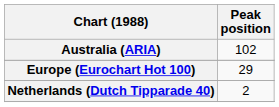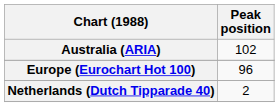(246, 70) 29 -> (246, 70) 96
